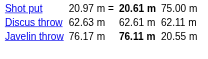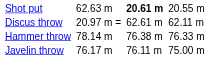(91, 9) 20.97 m = -> (94, 9) 62.63 m
(179, 9) 75.00 m -> (186, 9) 20.55 m
(87, 22) 62.63 m -> (99, 22) 20.97 m =
+ row: (38, 36)
(137, 36) bold -> (144, 50) normal
(179, 36) 20.55 m -> (186, 50) 75.00 m
